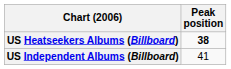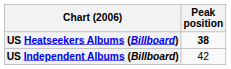(203, 56) 41 -> (203, 56) 42
